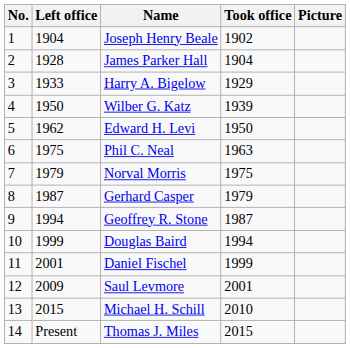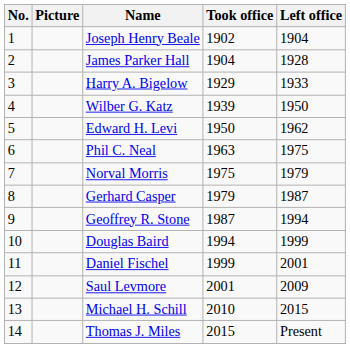columns swapped: (320, 15) <-> (66, 15)
